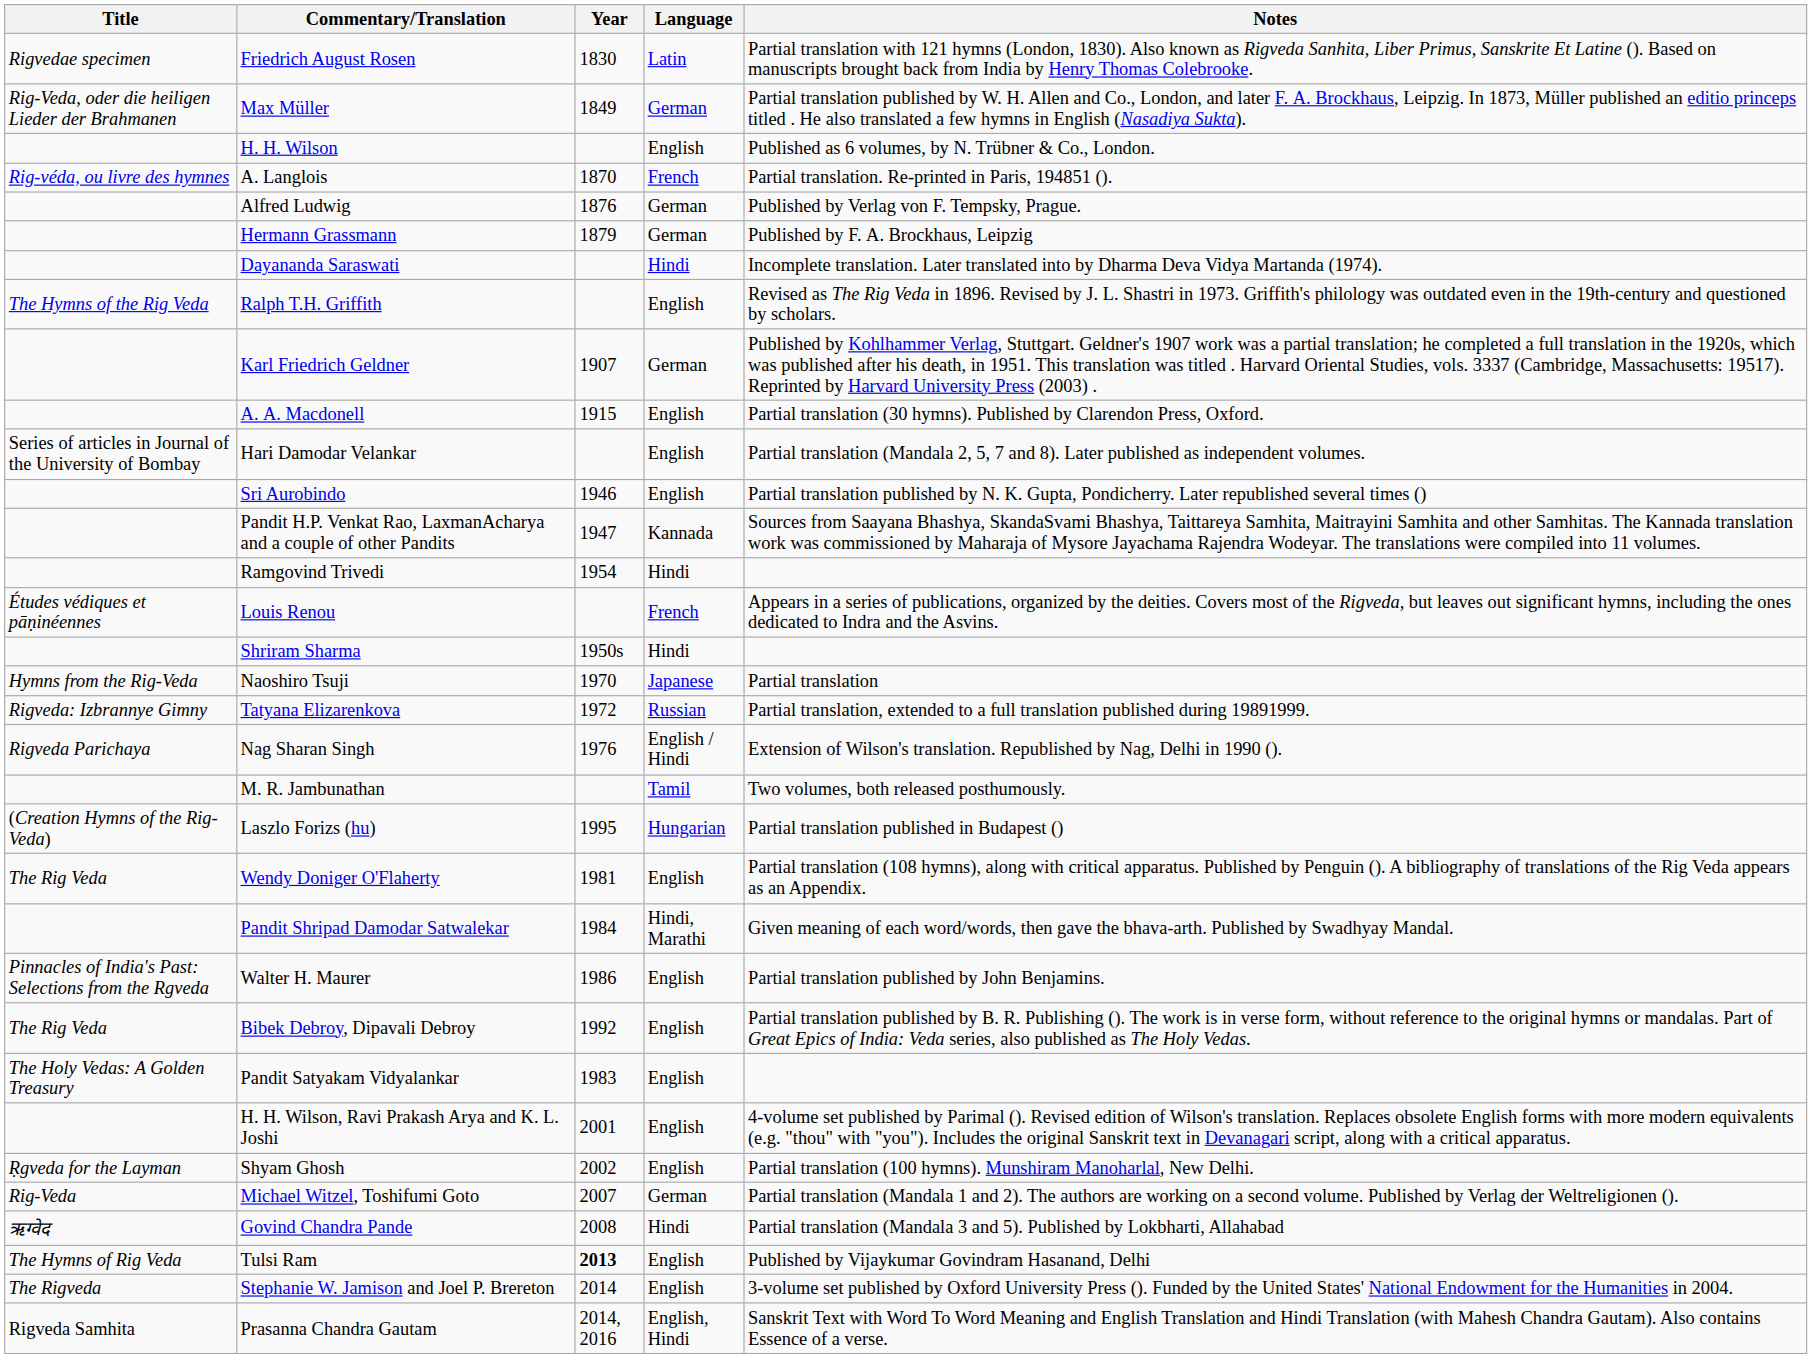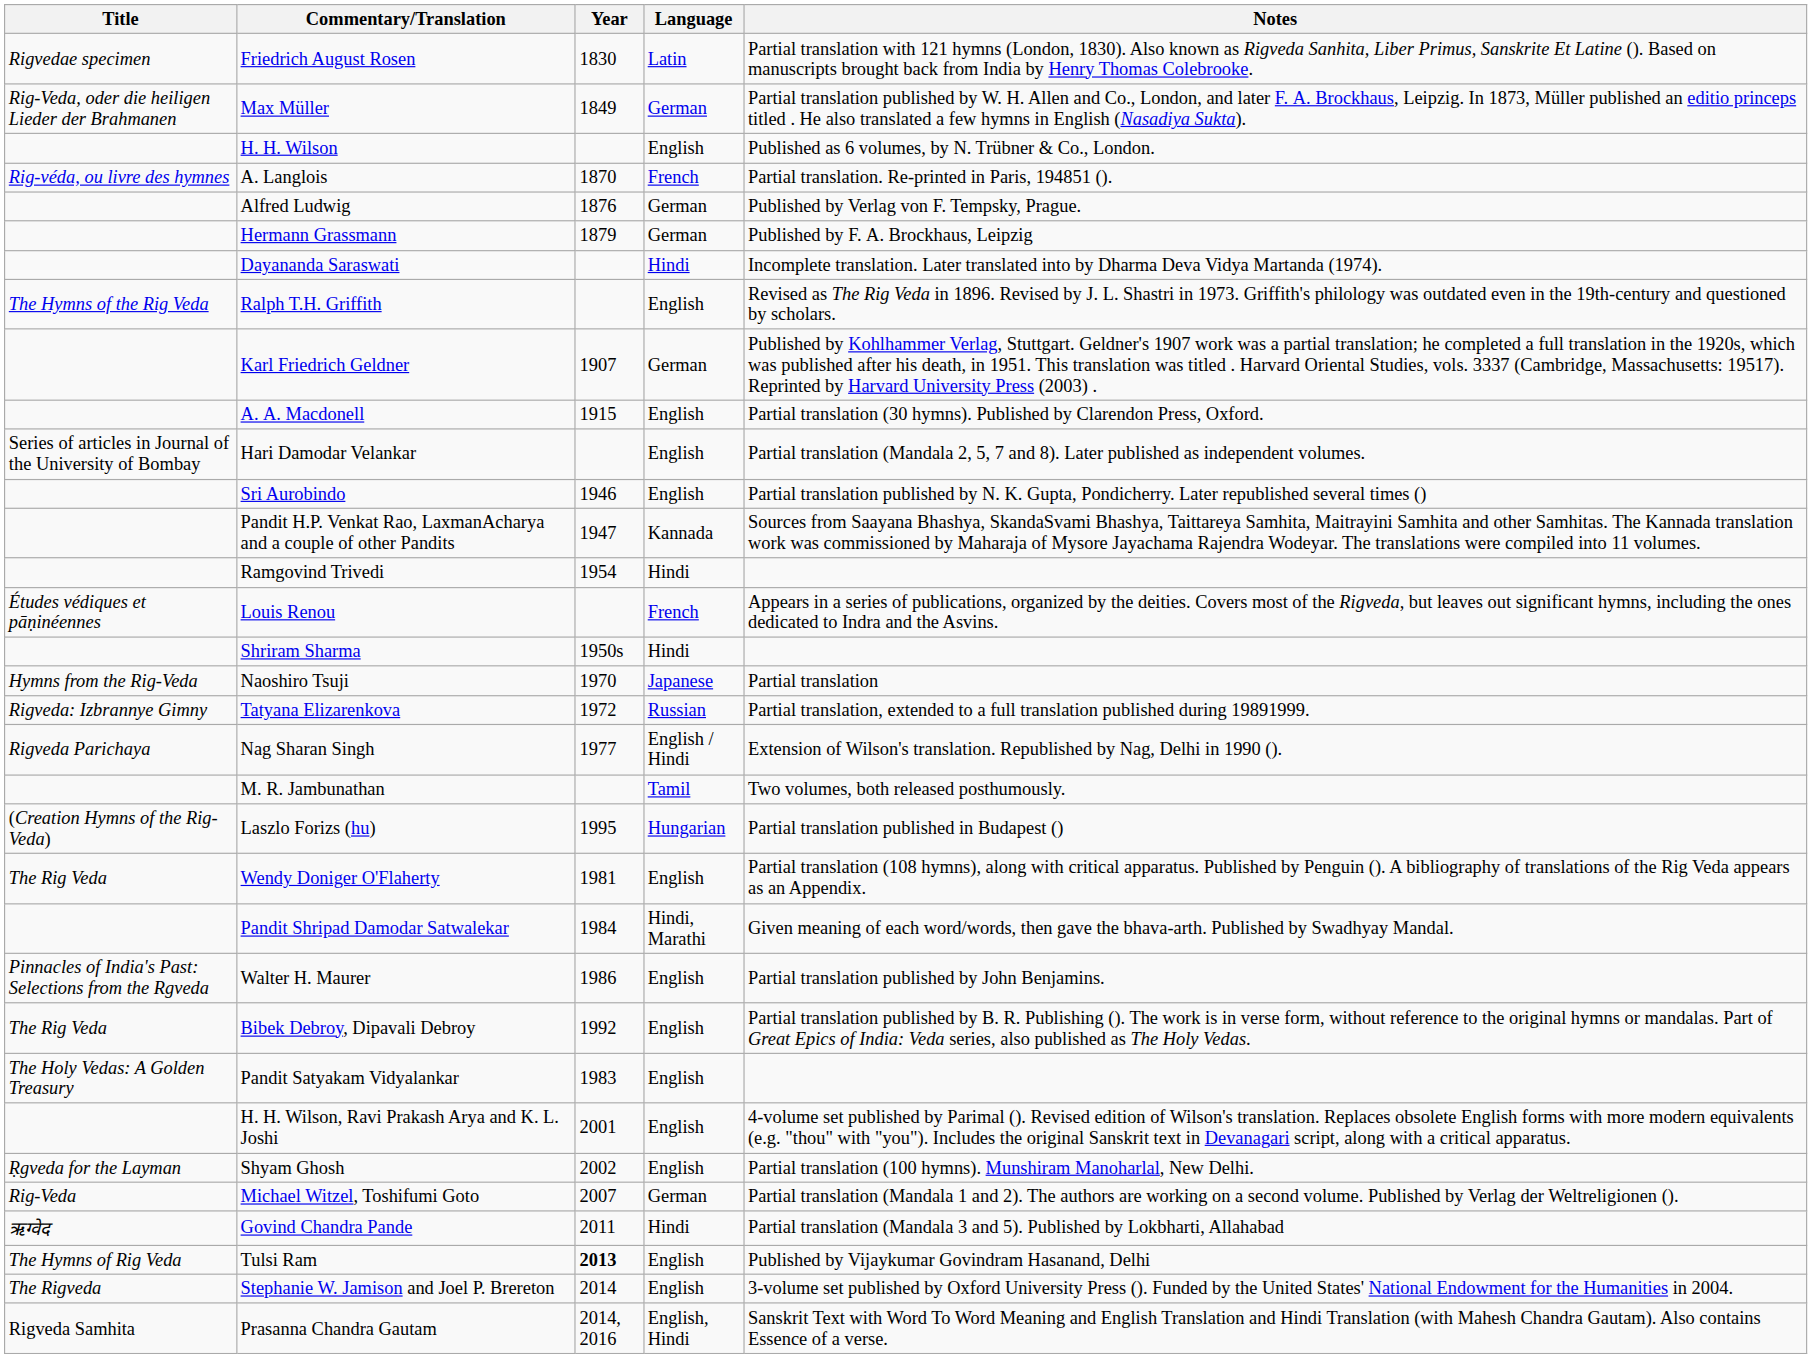(598, 749) 1976 -> (598, 749) 1977
(598, 1228) 2008 -> (598, 1228) 2011
